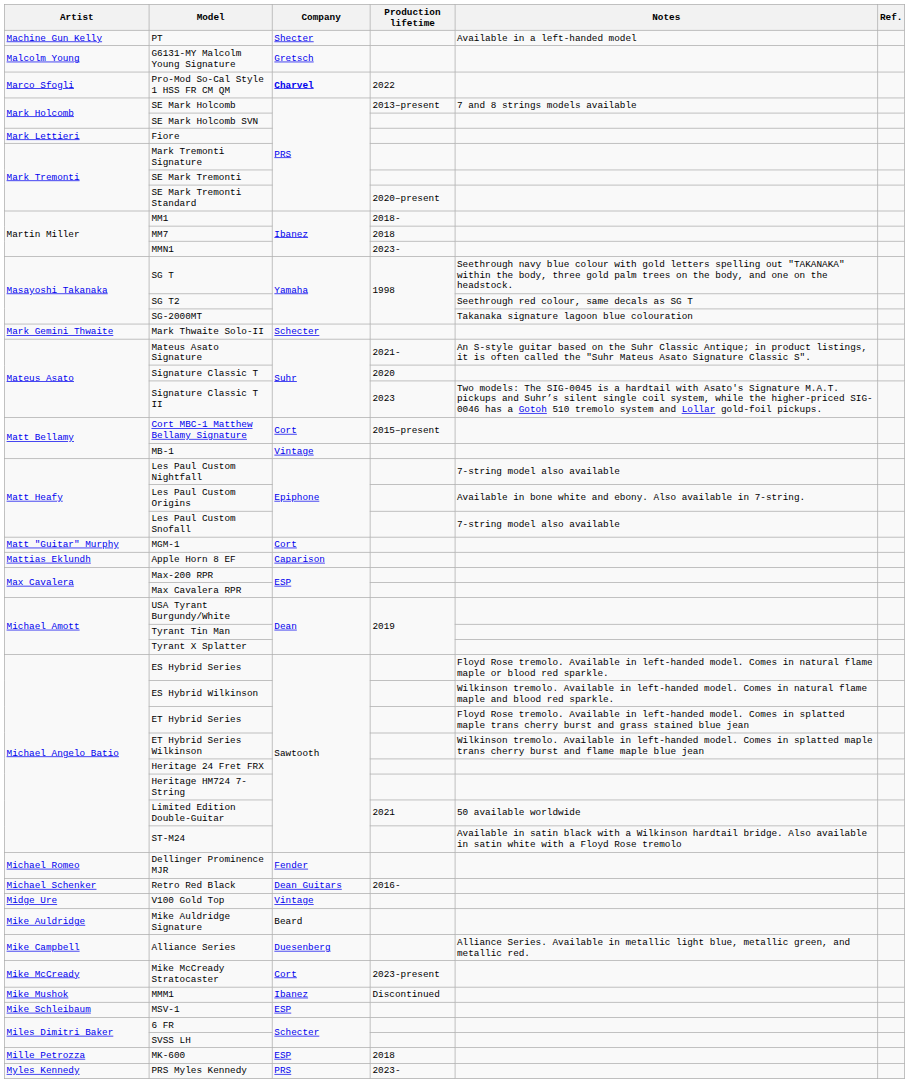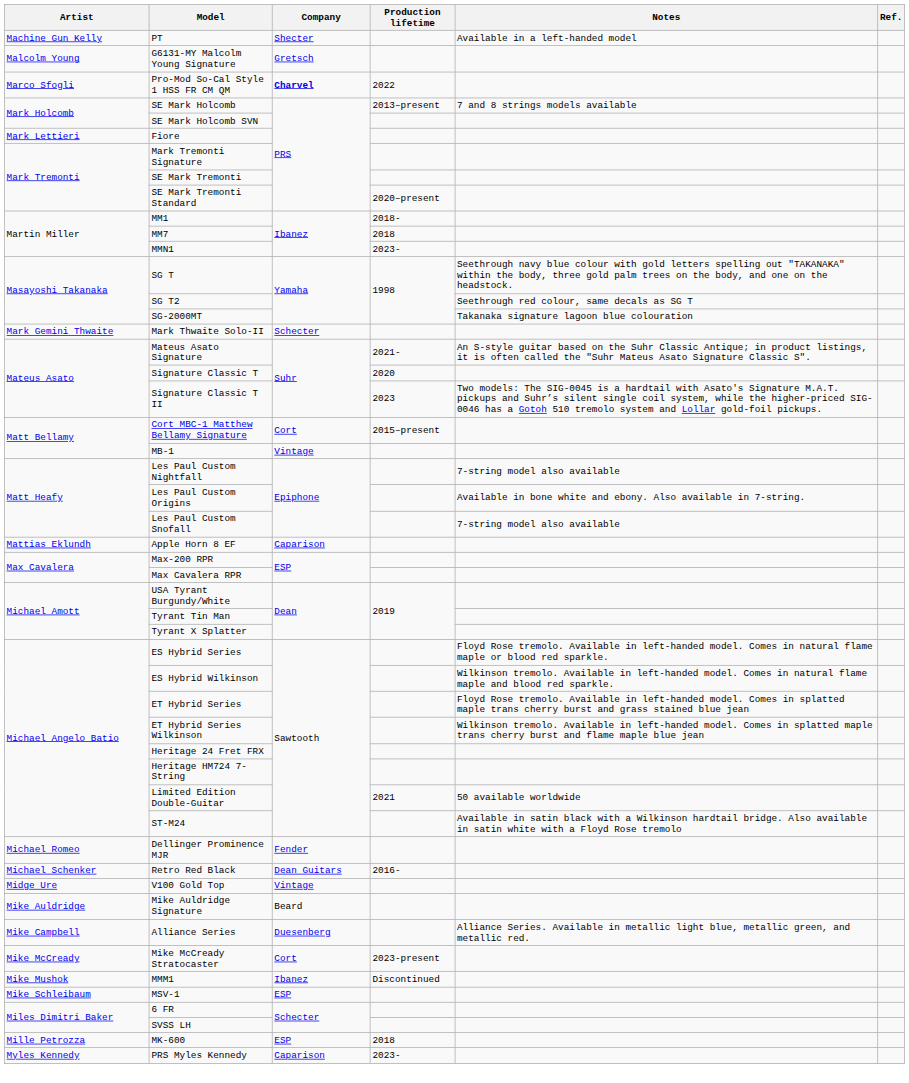- row: (165, 545)
(283, 1071) PRS -> (300, 1056) Caparison
